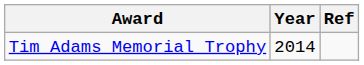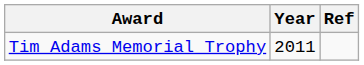(295, 47) 2014 -> (295, 47) 2011
